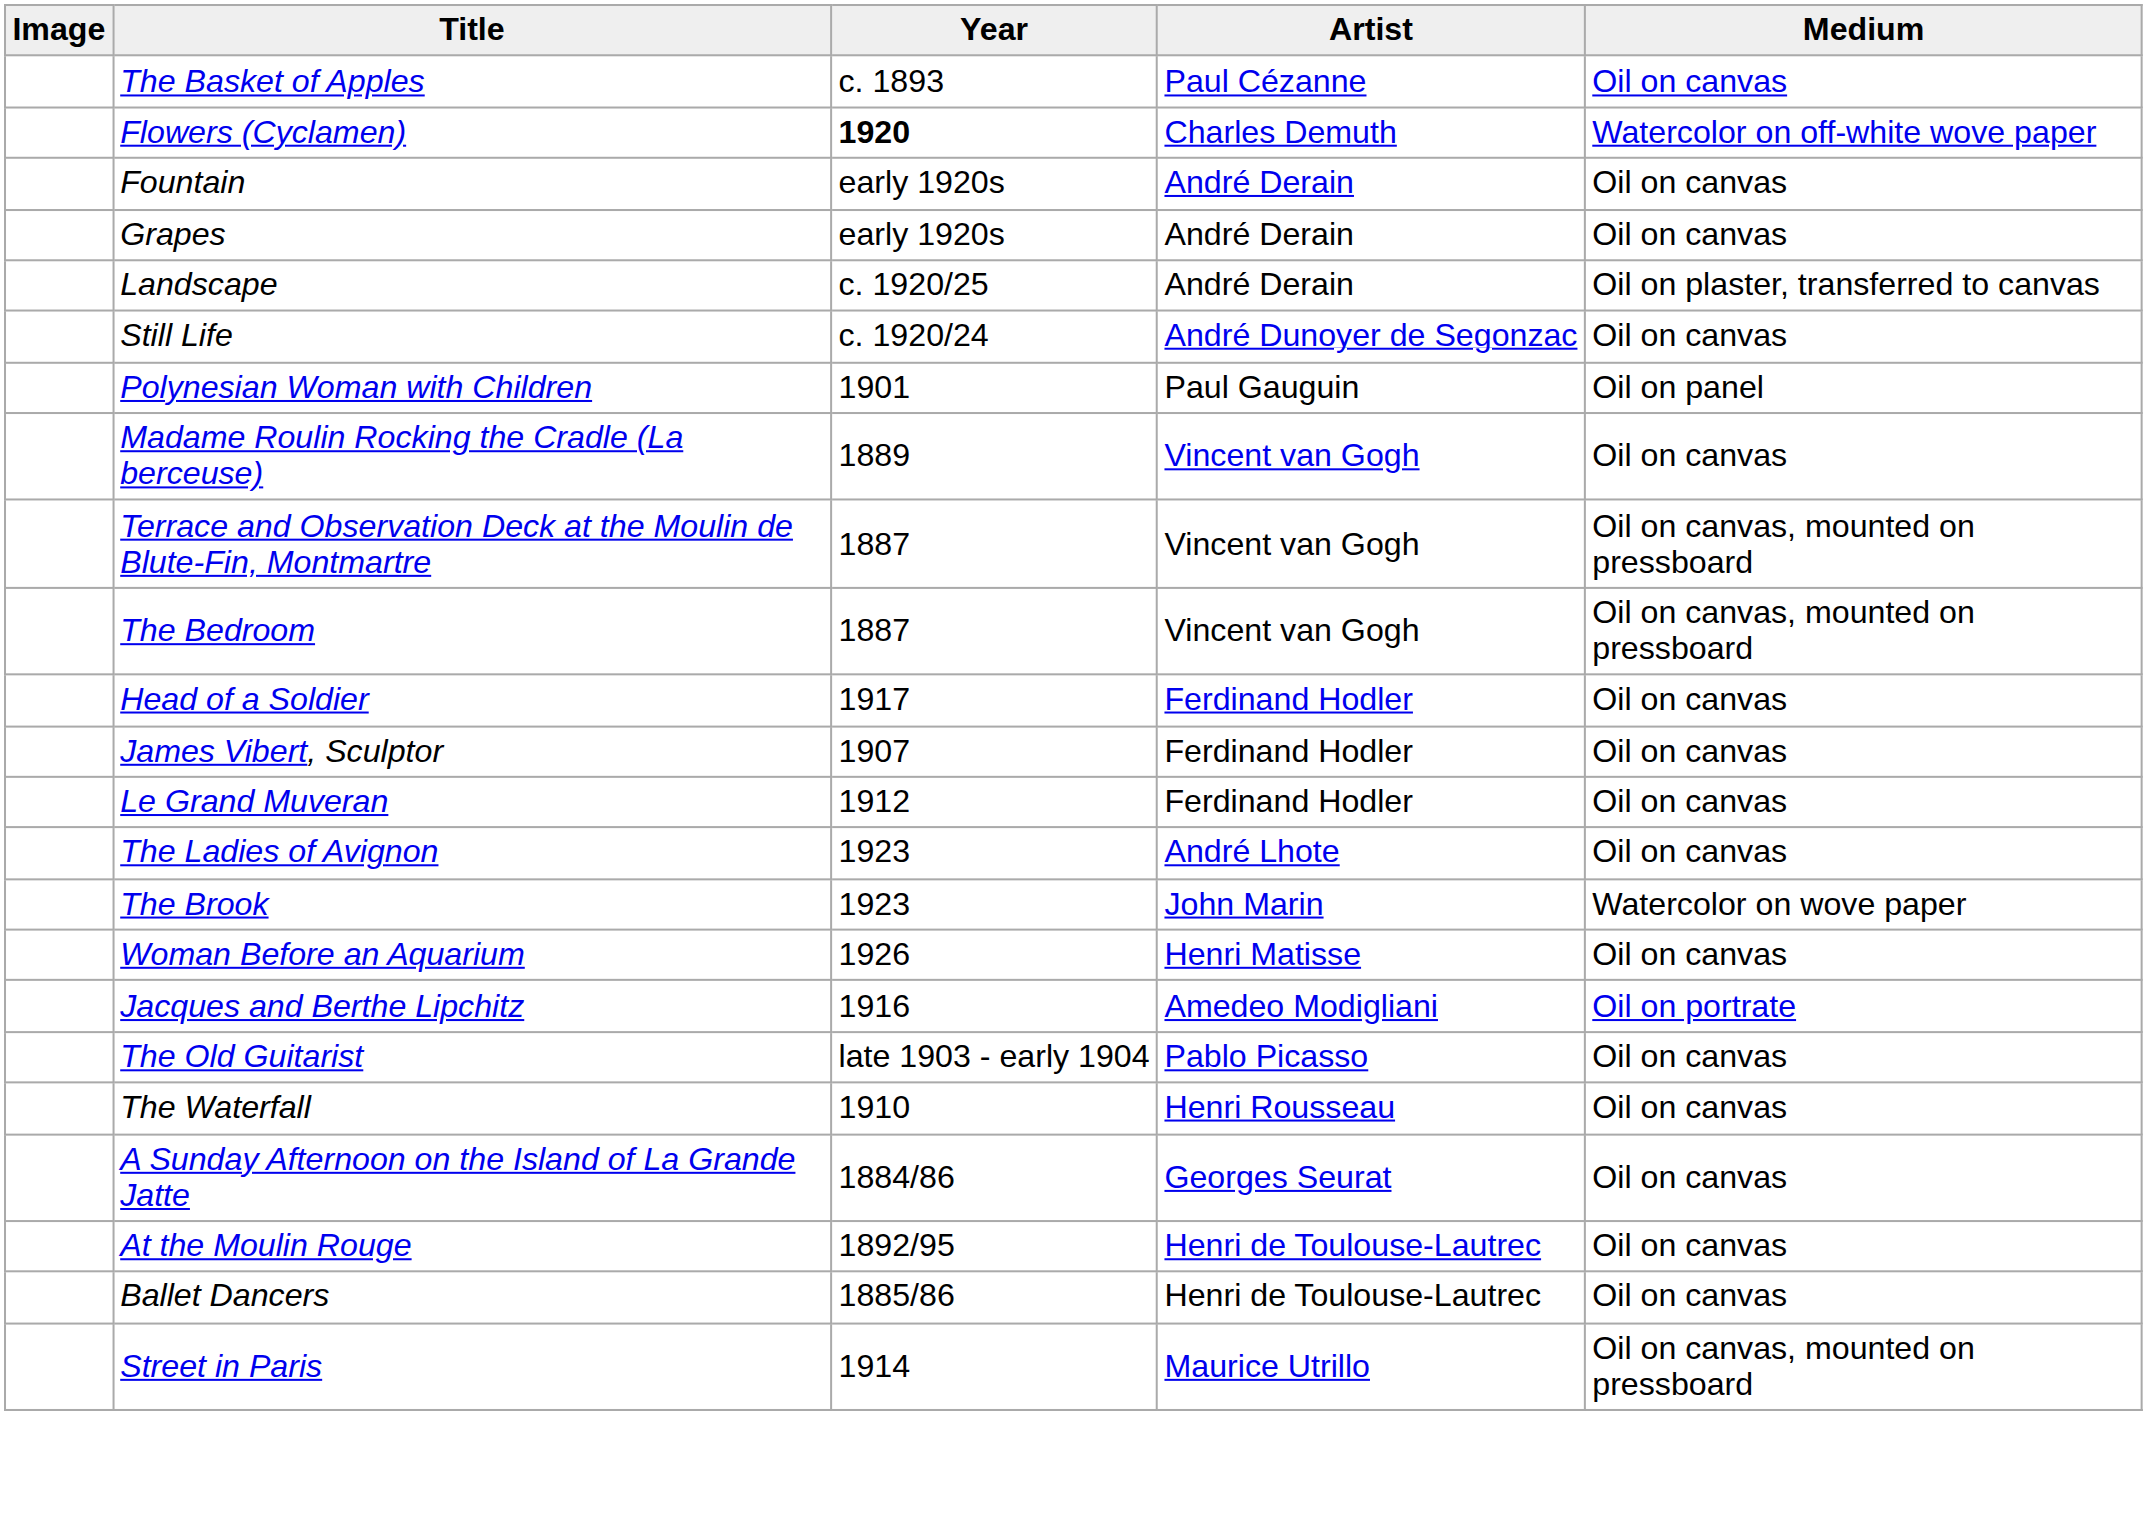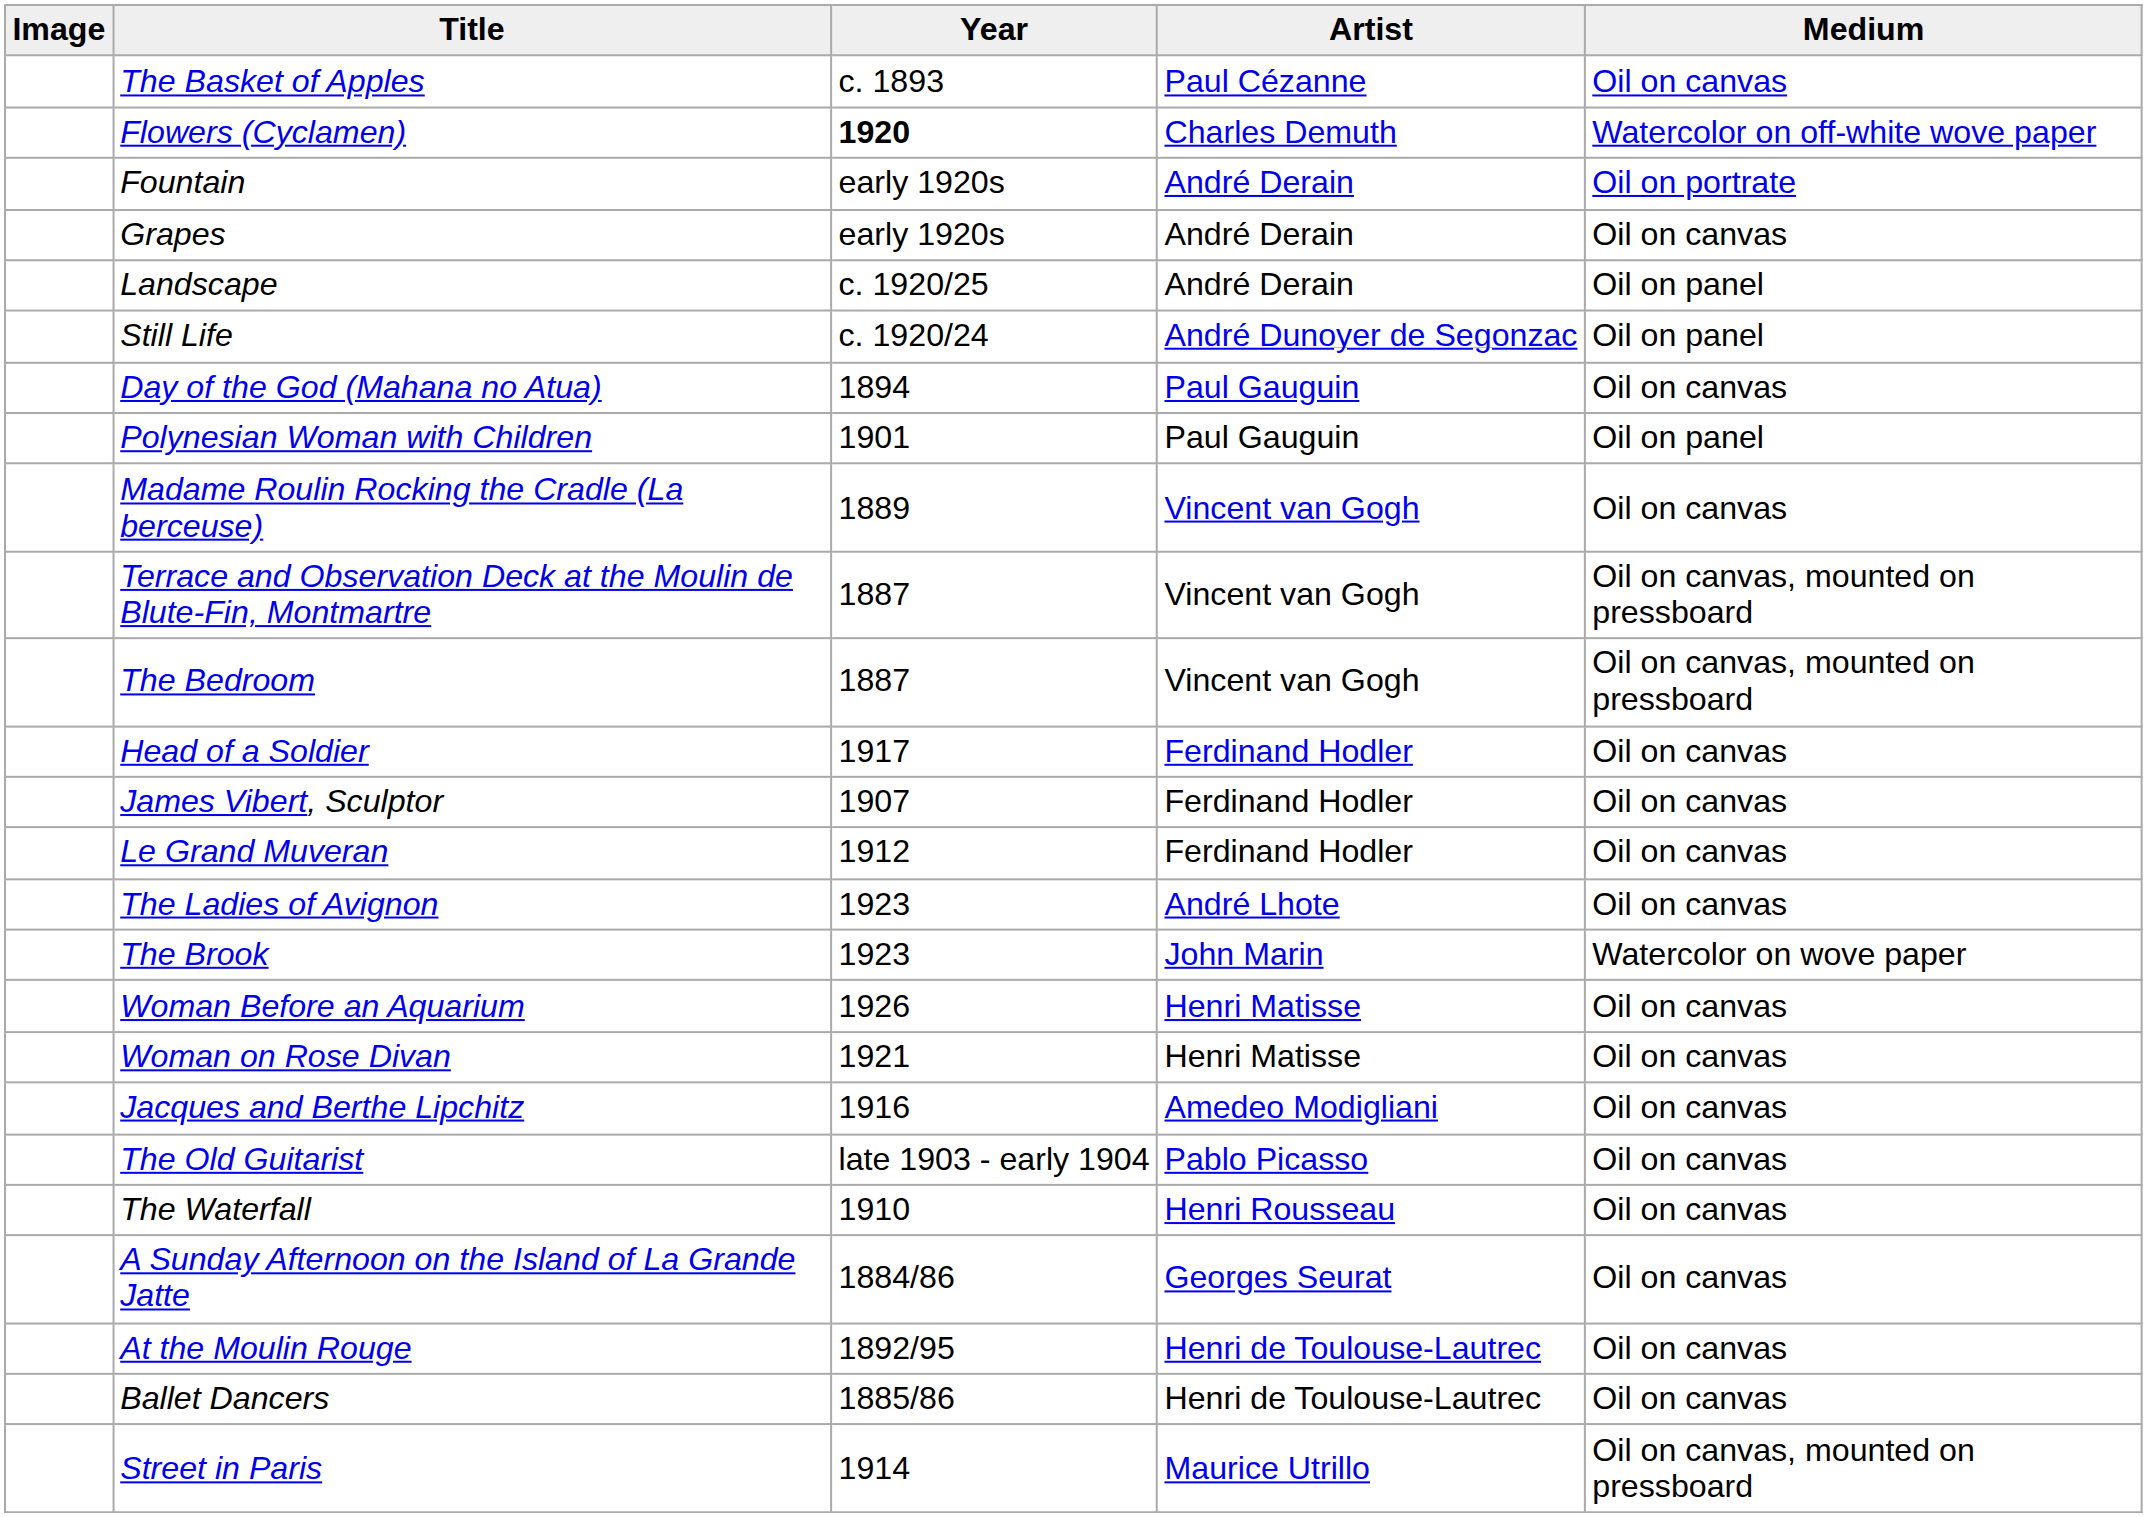(1690, 183) Oil on canvas -> (1694, 183) Oil on portrate
(1846, 285) Oil on plaster, transferred to canvas -> (1678, 285) Oil on panel
(1690, 336) Oil on canvas -> (1678, 336) Oil on panel
+ row: (361, 387)
+ row: (286, 1056)
(1694, 1005) Oil on portrate -> (1690, 1107) Oil on canvas
